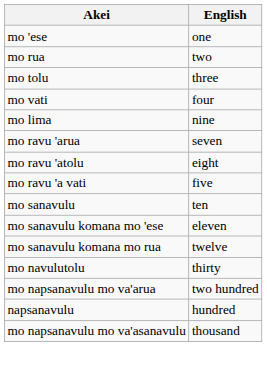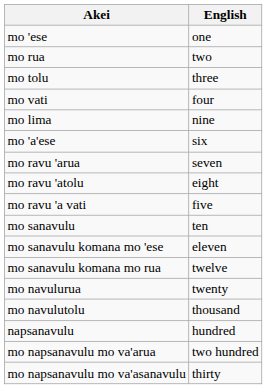+ row: (31, 141)
+ row: (44, 288)
(206, 267) thirty -> (216, 309) thousand
rows swapped: (41, 309) <-> (82, 288)
(216, 330) thousand -> (206, 373) thirty
